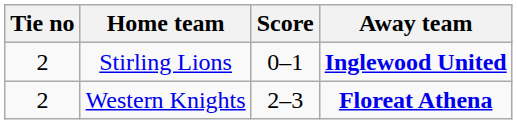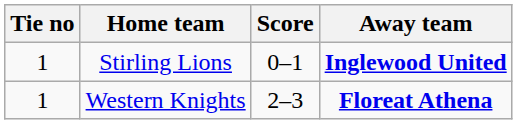(42, 61) 2 -> (42, 61) 1
(42, 99) 2 -> (42, 99) 1
